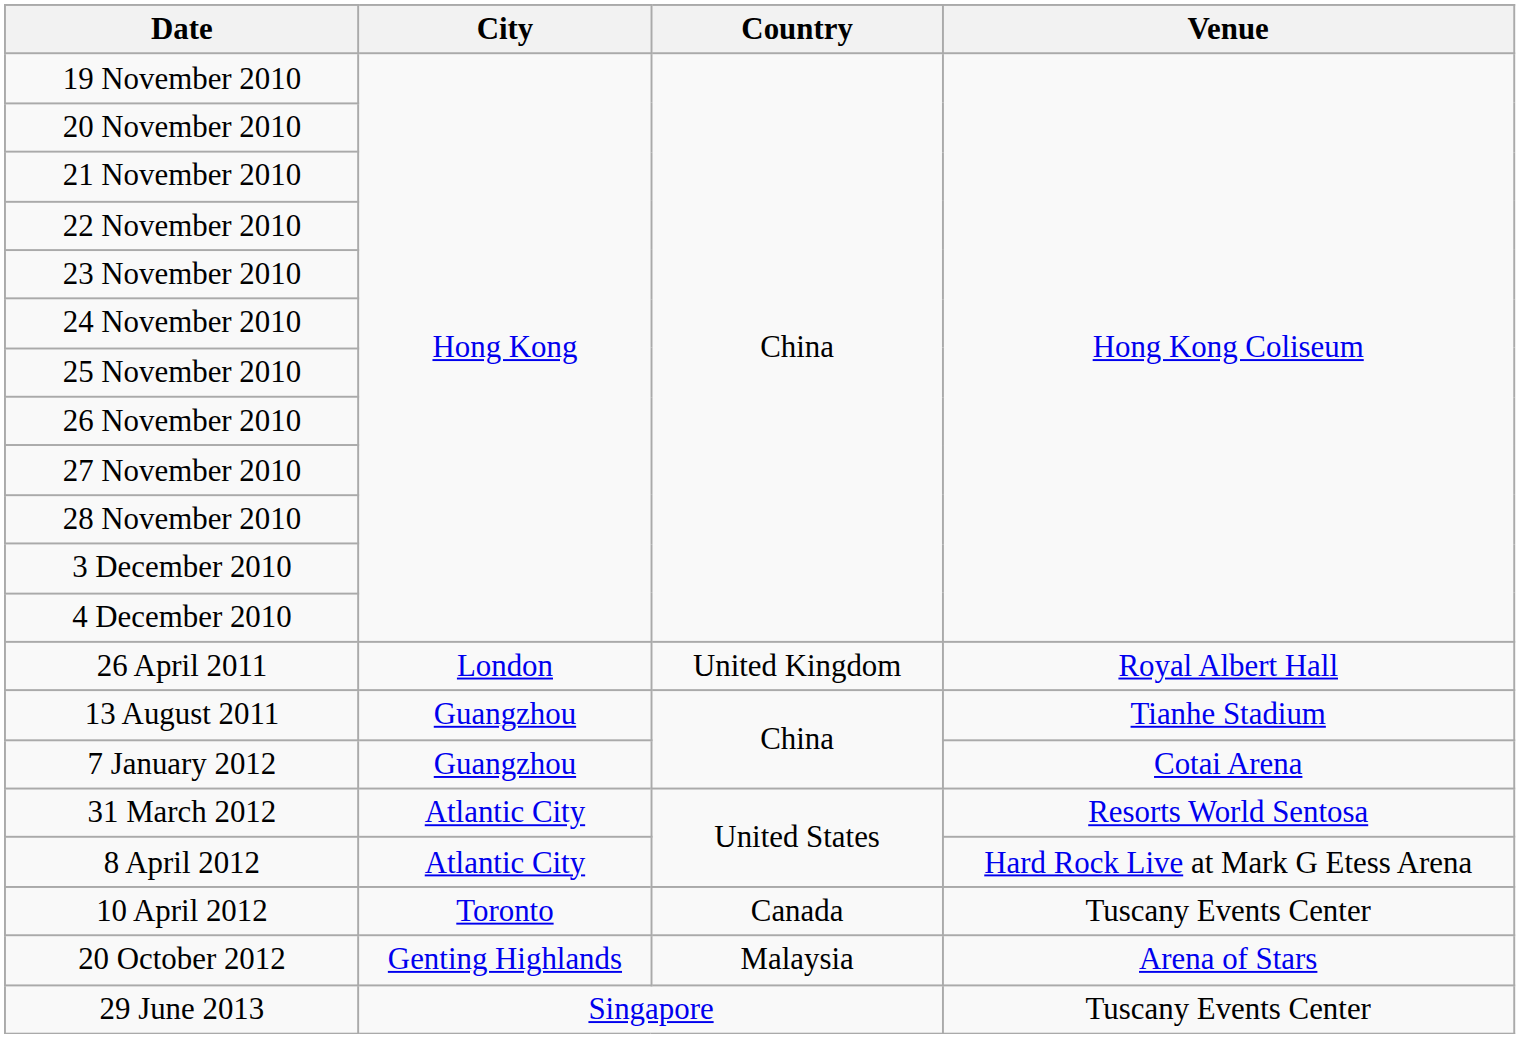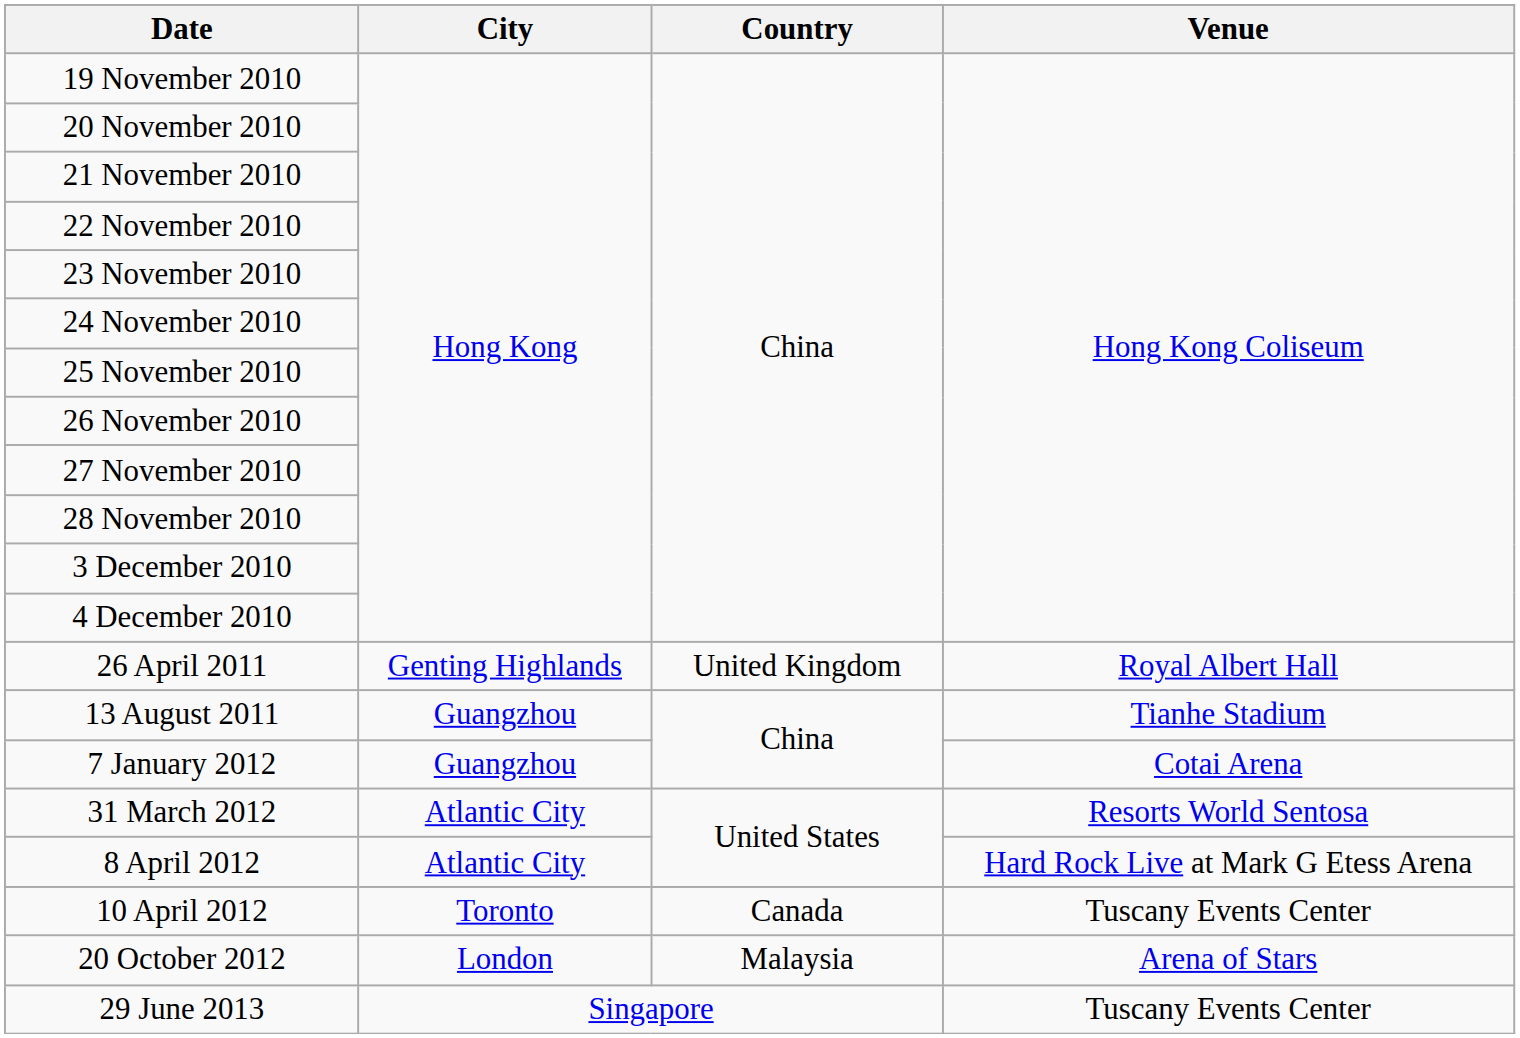(505, 665) London -> (505, 665) Genting Highlands
(505, 959) Genting Highlands -> (505, 959) London
